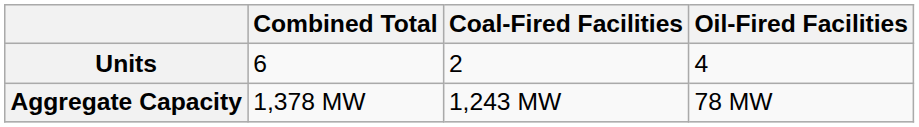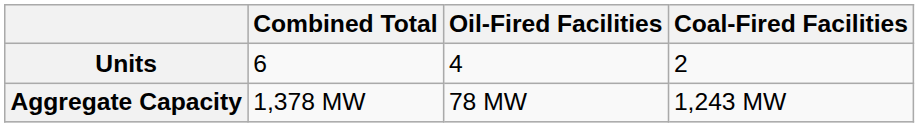columns swapped: (566, 24) <-> (801, 24)
